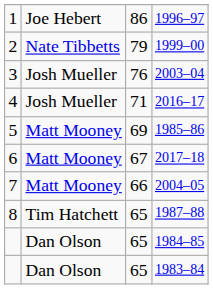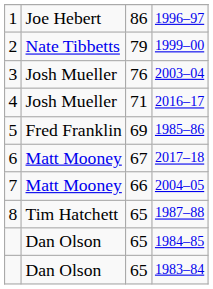(74, 130) Matt Mooney -> (74, 130) Fred Franklin
